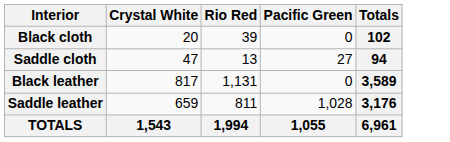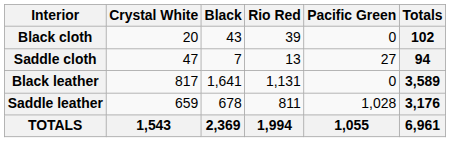+ column: (223, 15)
